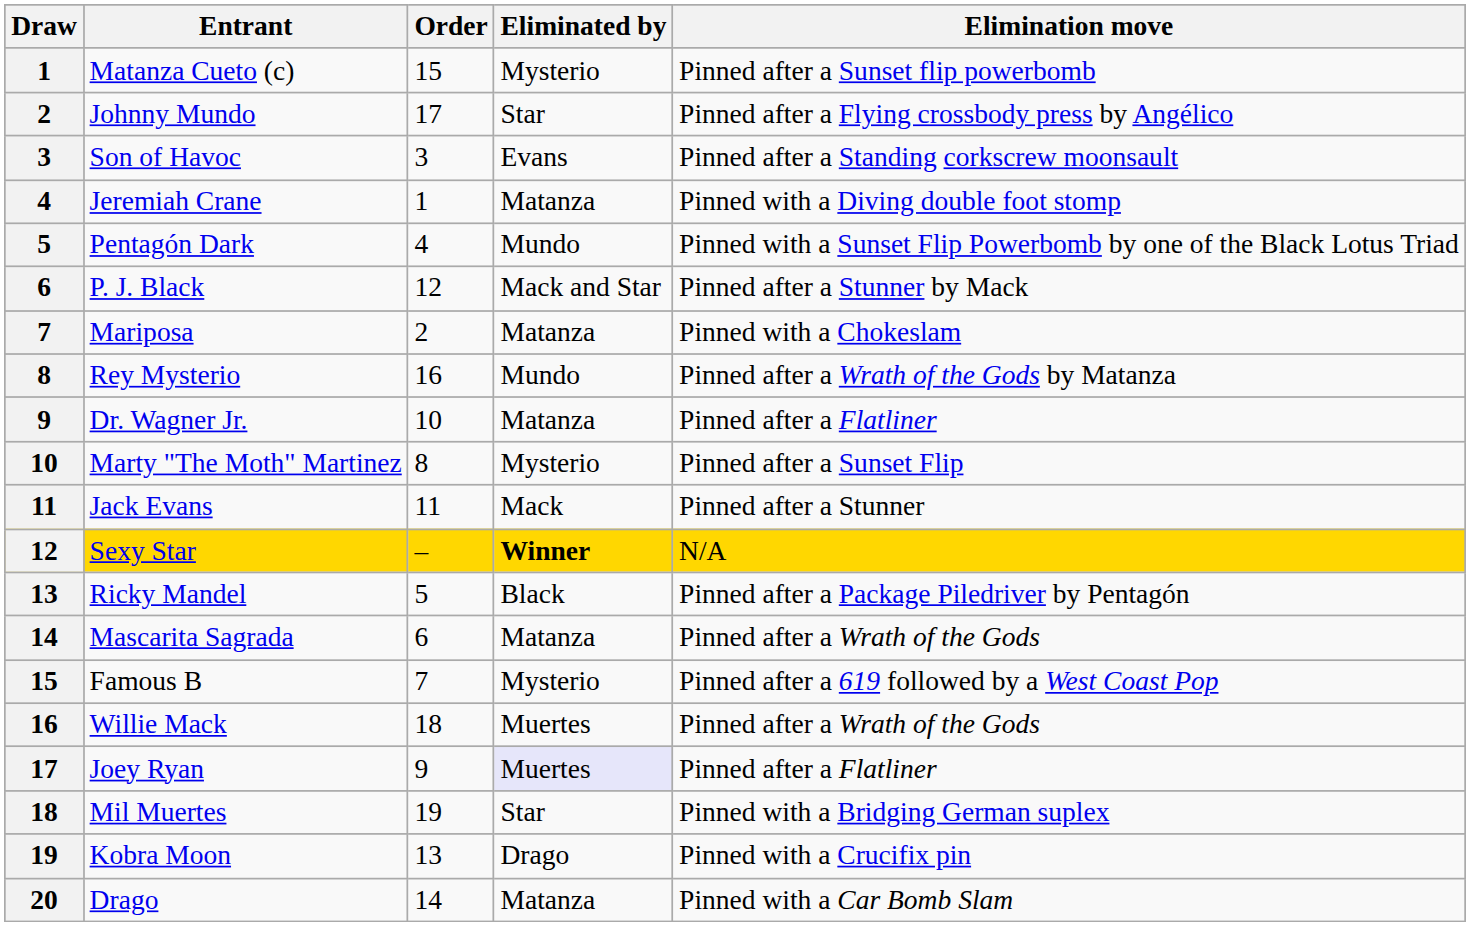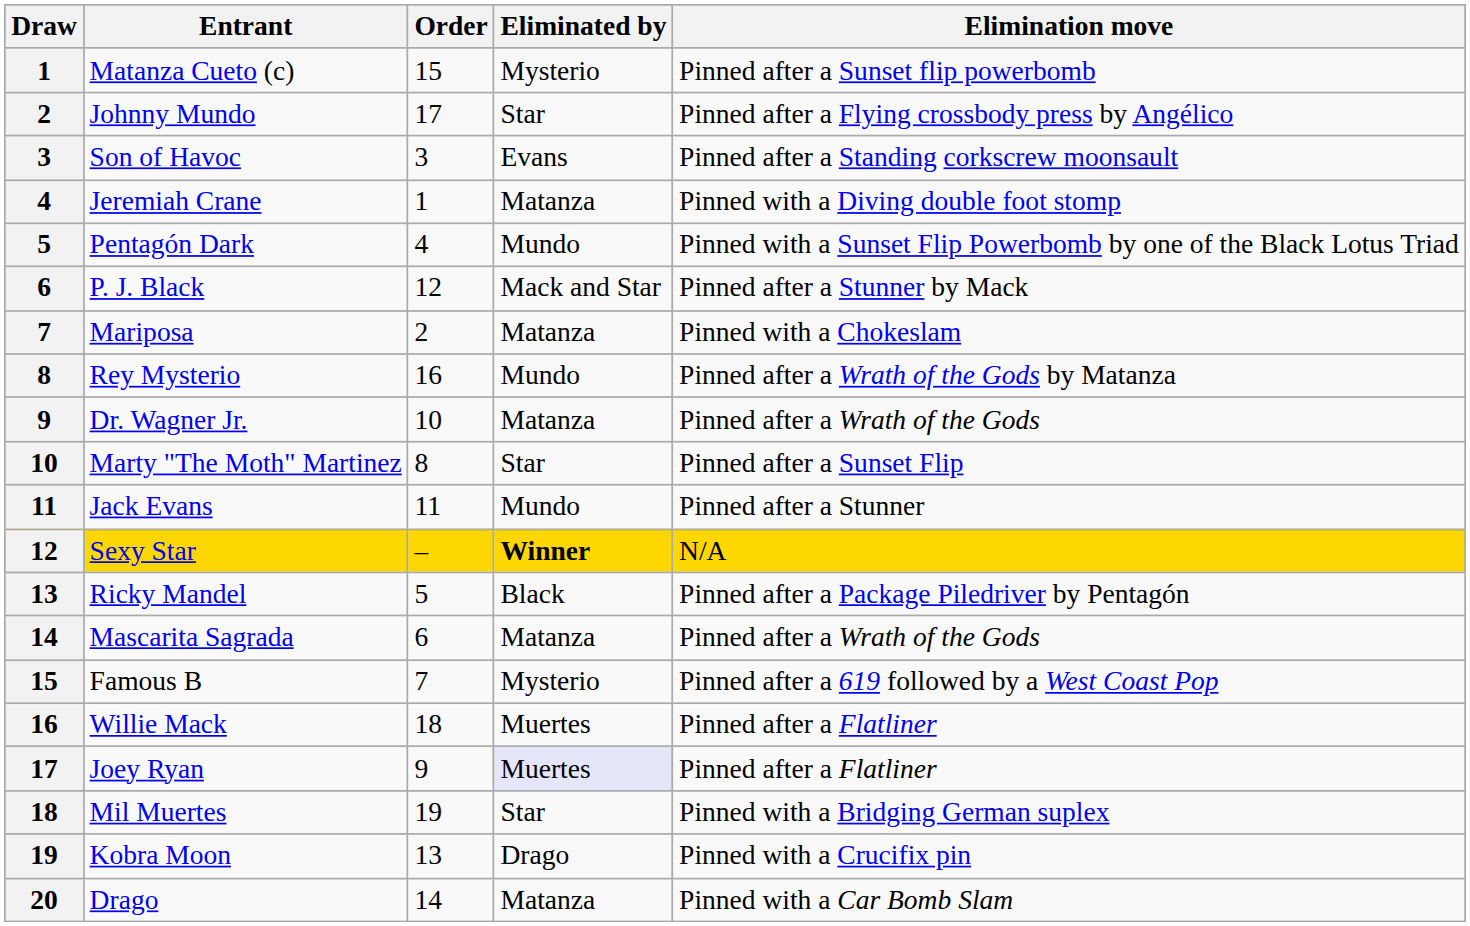(808, 419) Pinned after a Flatliner -> (859, 419) Pinned after a Wrath of the Gods
(550, 462) Mysterio -> (523, 462) Star
(532, 506) Mack -> (540, 506) Mundo
(859, 724) Pinned after a Wrath of the Gods -> (808, 724) Pinned after a Flatliner
